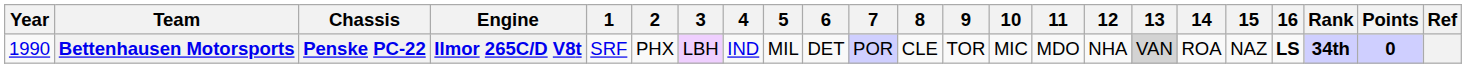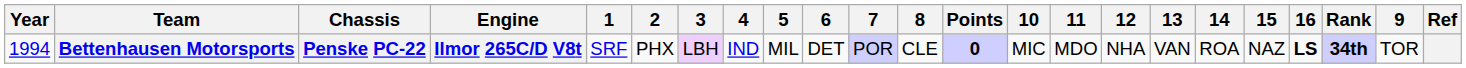columns swapped: (966, 19) <-> (1390, 19)
(30, 49) 1990 -> (30, 49) 1994
(1154, 49) lightgrey background -> (1172, 49) no background
